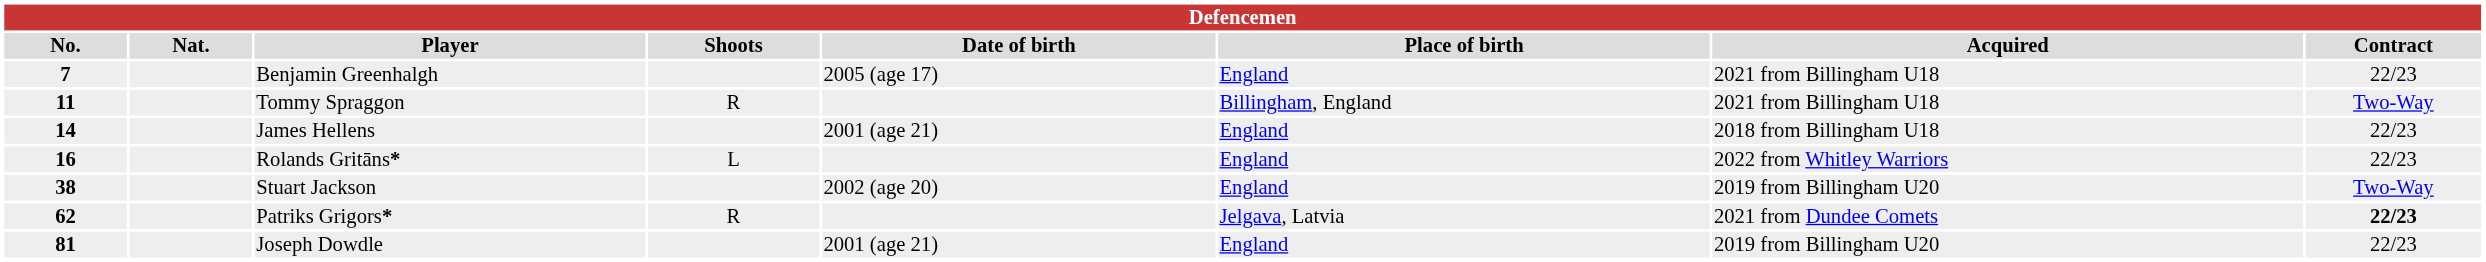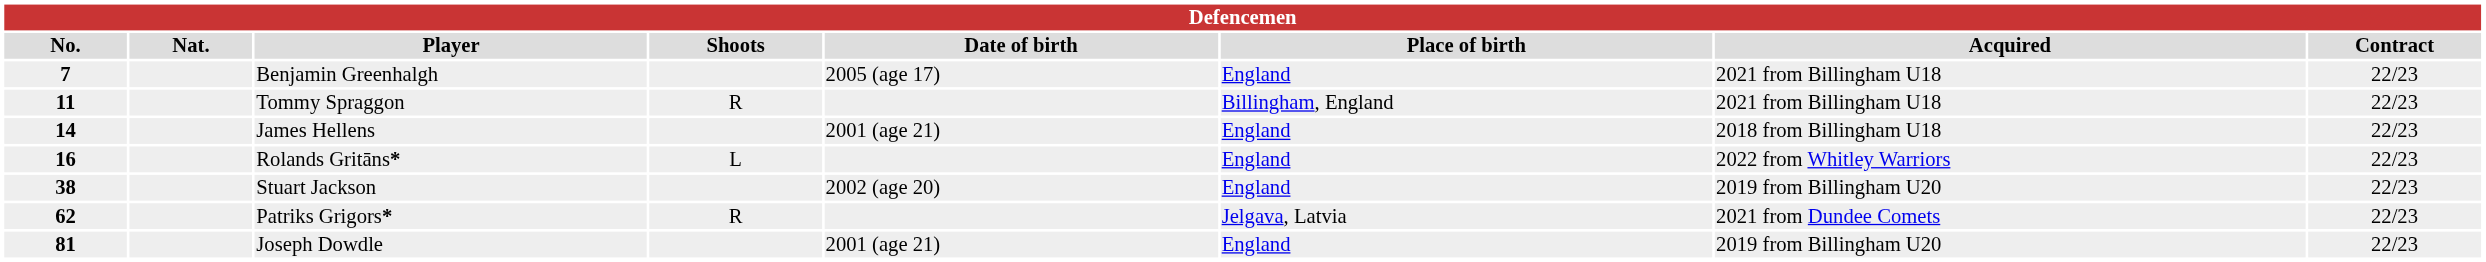(2393, 102) Two-Way -> (2394, 102) 22/23
(2393, 187) Two-Way -> (2394, 187) 22/23
(2393, 215) bold -> (2394, 215) normal
